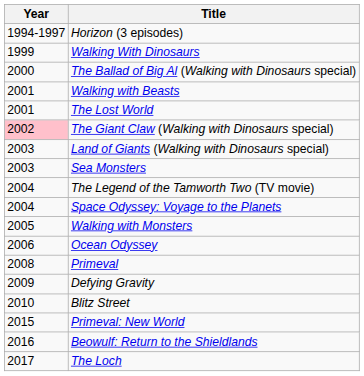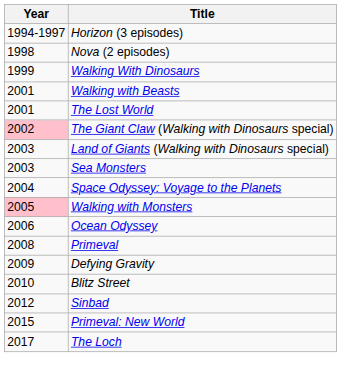+ row: (120, 52)
- row: (214, 71)
- row: (193, 187)
(21, 226) no background -> (21, 206) pink background
+ row: (90, 303)
- row: (164, 341)
